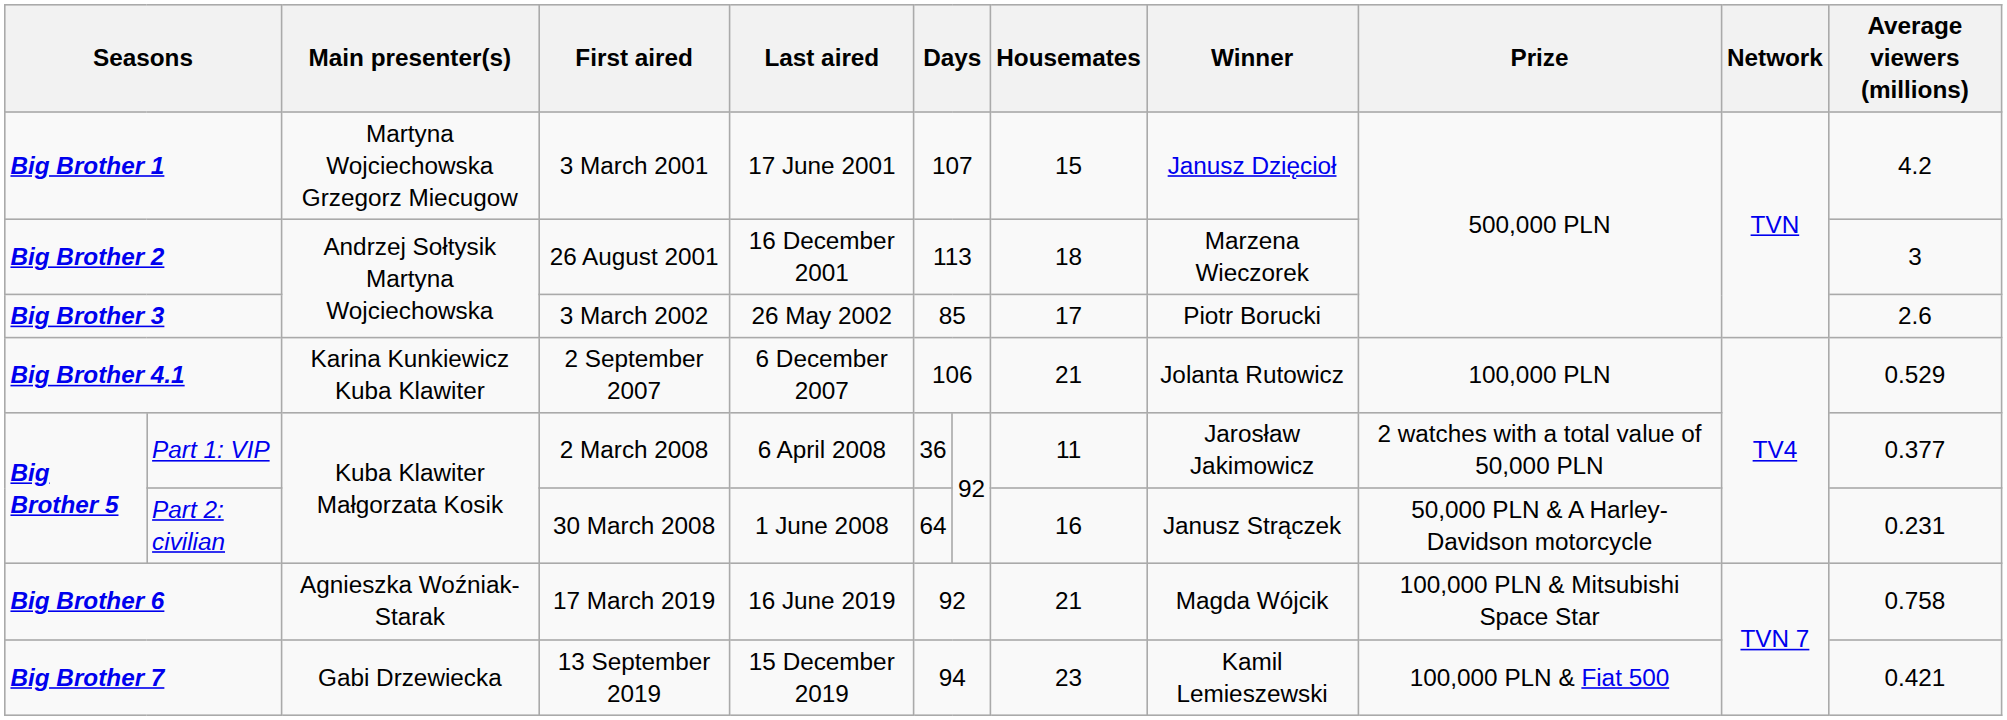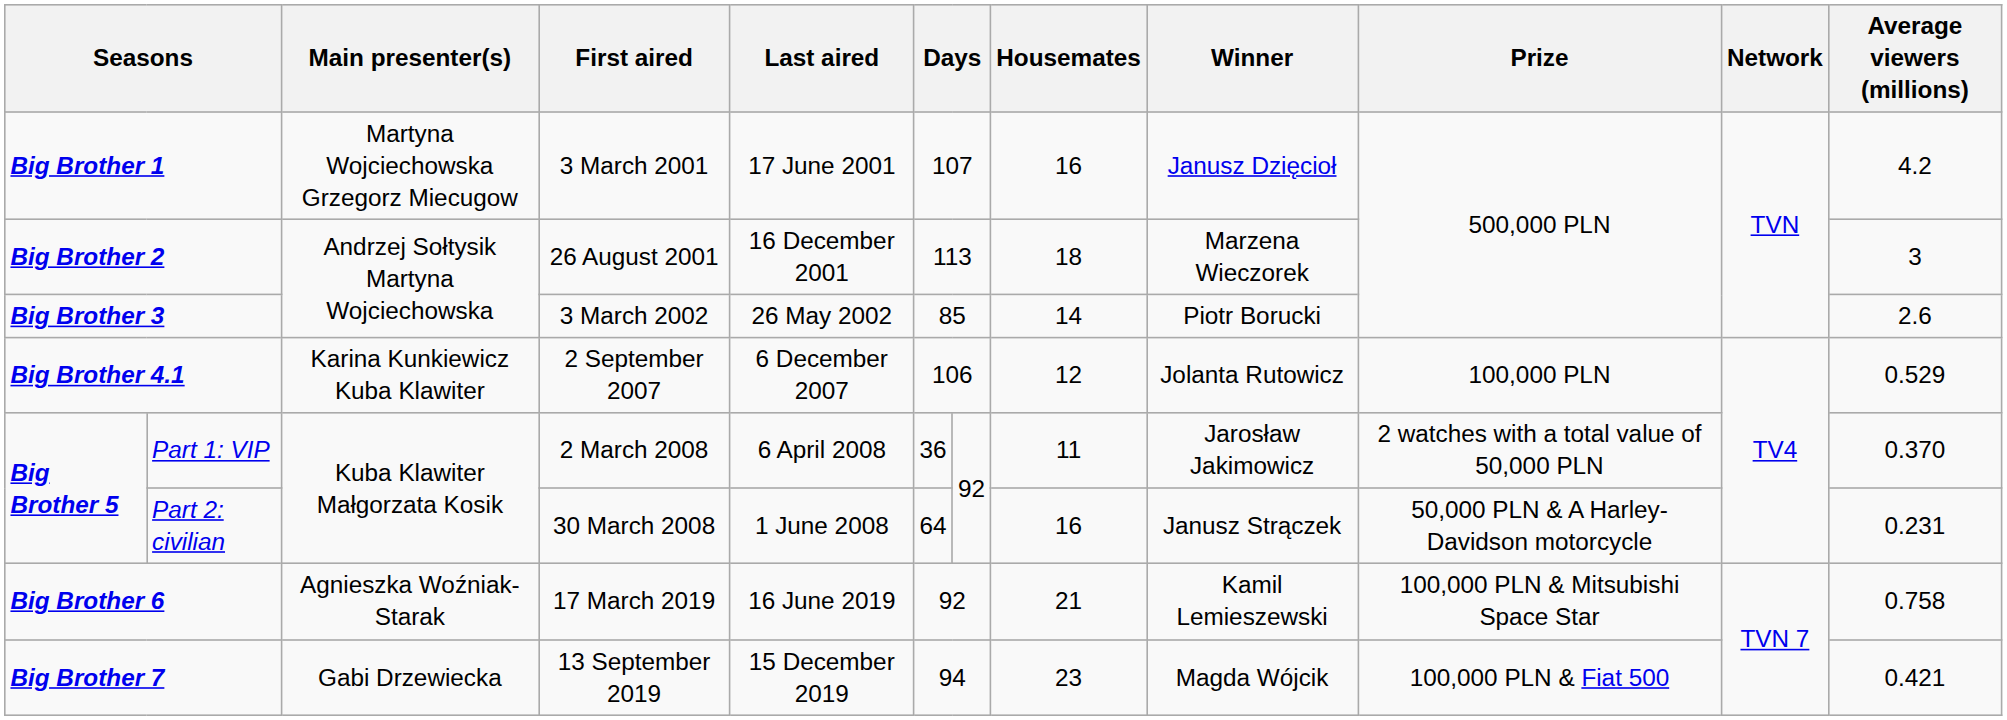(1069, 165) 15 -> (1069, 165) 16
(1069, 316) 17 -> (1069, 316) 14
(1069, 375) 21 -> (1069, 375) 12
(1915, 450) 0.377 -> (1915, 450) 0.370
(1252, 601) Magda Wójcik -> (1252, 601) Kamil Lemieszewski
(1252, 676) Kamil Lemieszewski -> (1252, 676) Magda Wójcik
